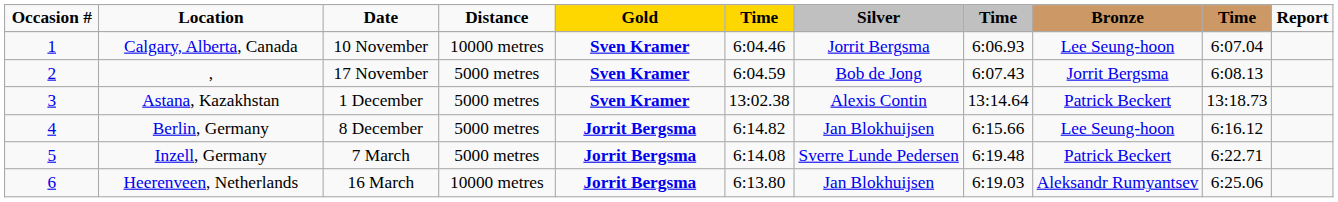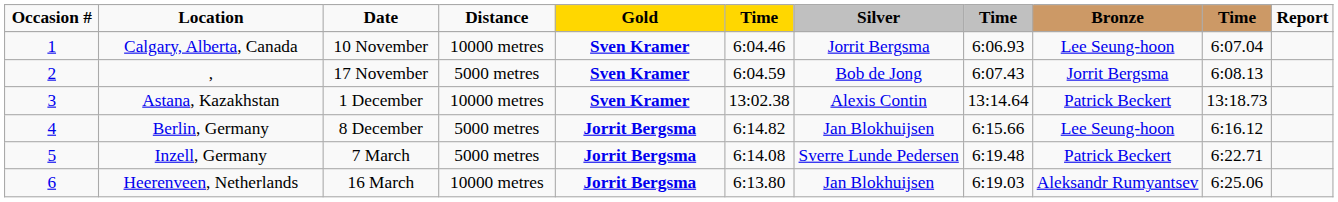(497, 100) 5000 metres -> (497, 100) 10000 metres
